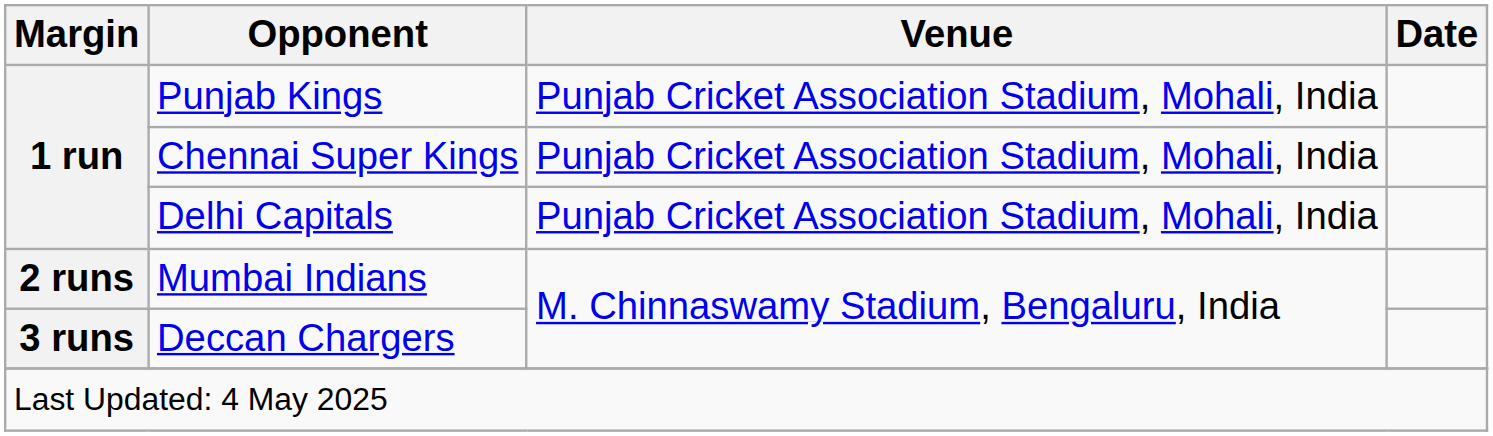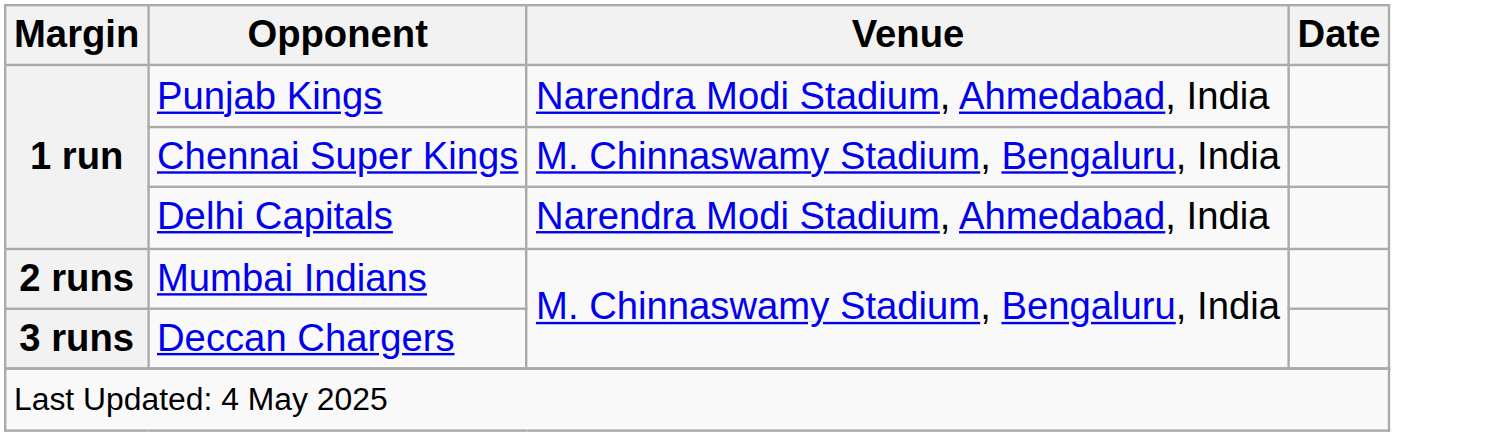(957, 95) Punjab Cricket Association Stadium, Mohali, India -> (903, 95) Narendra Modi Stadium, Ahmedabad, India
(957, 156) Punjab Cricket Association Stadium, Mohali, India -> (908, 156) M. Chinnaswamy Stadium, Bengaluru, India
(957, 216) Punjab Cricket Association Stadium, Mohali, India -> (903, 216) Narendra Modi Stadium, Ahmedabad, India
